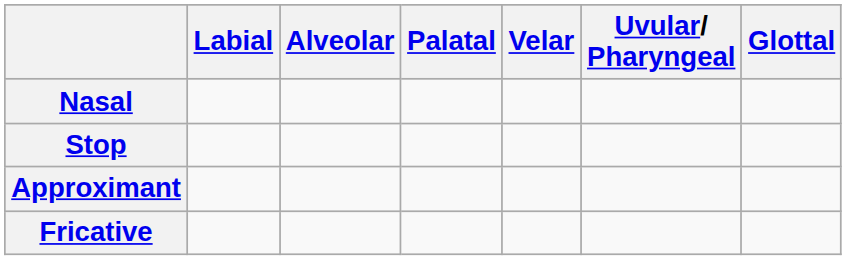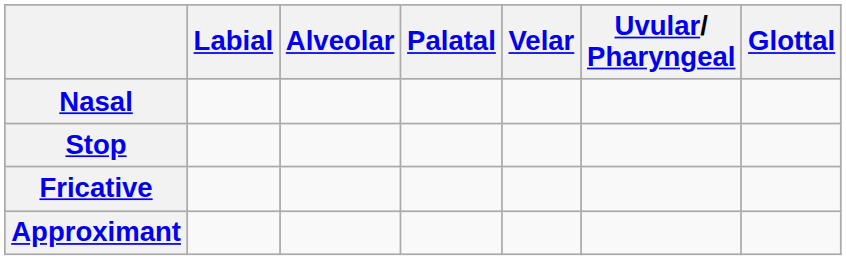rows swapped: (96, 231) <-> (96, 188)
